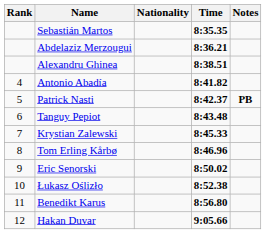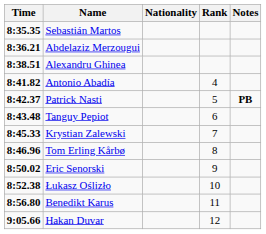columns swapped: (20, 13) <-> (211, 13)
